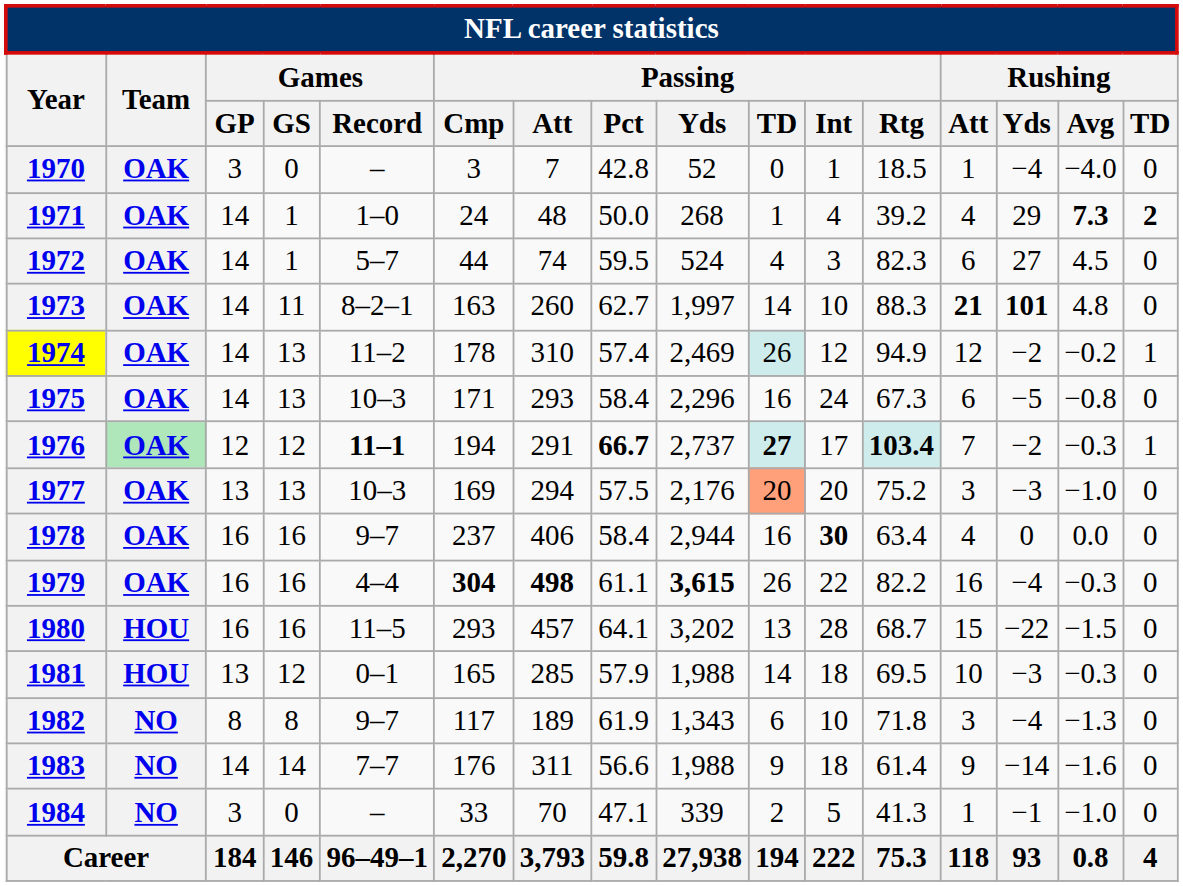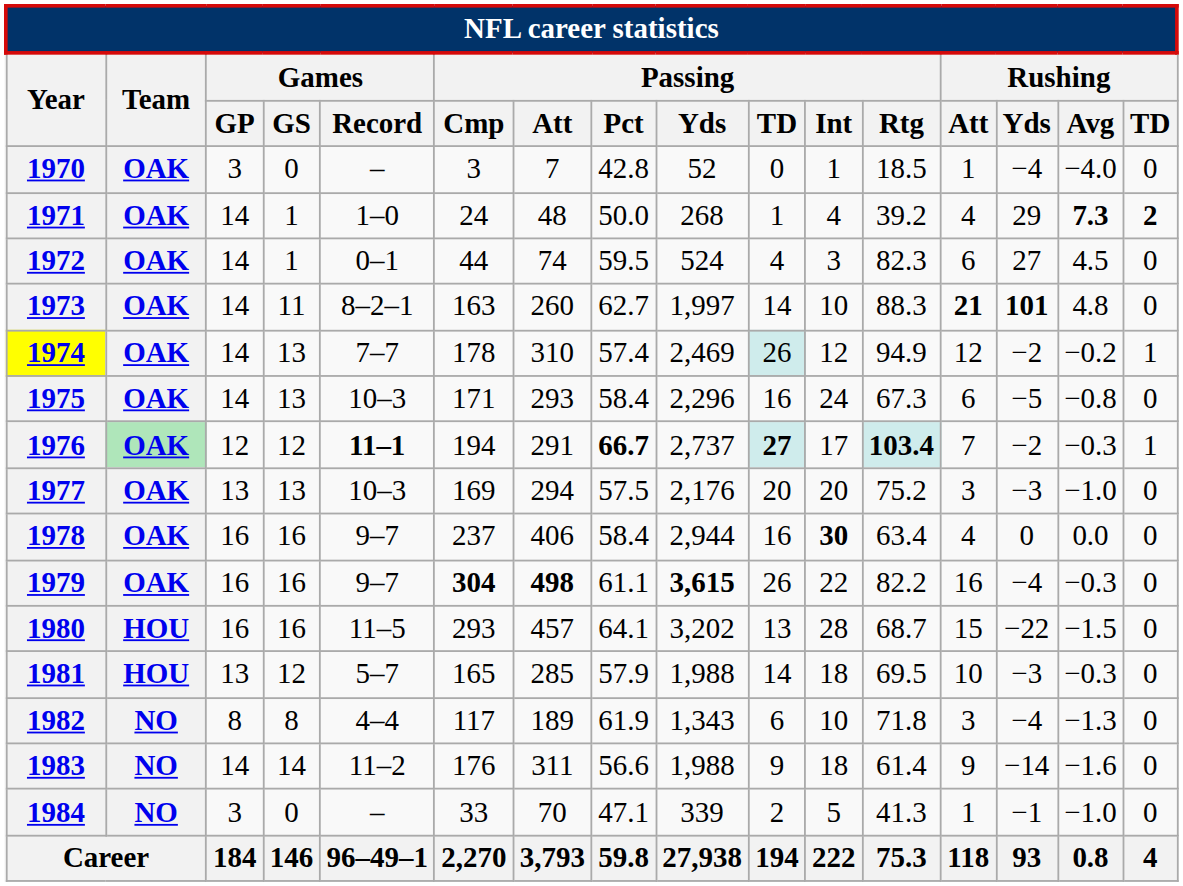(377, 260) 5–7 -> (377, 260) 0–1
(377, 352) 11–2 -> (377, 352) 7–7
(777, 490) lightsalmon background -> (777, 490) no background
(377, 582) 4–4 -> (377, 582) 9–7
(377, 674) 0–1 -> (377, 674) 5–7
(377, 720) 9–7 -> (377, 720) 4–4
(377, 765) 7–7 -> (377, 765) 11–2
